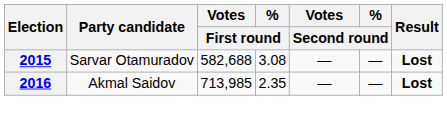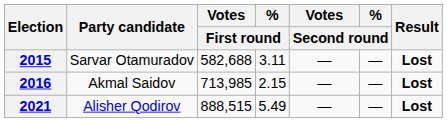(272, 60) 3.08 -> (272, 60) 3.11
(272, 83) 2.35 -> (272, 83) 2.15
+ row: (35, 106)
